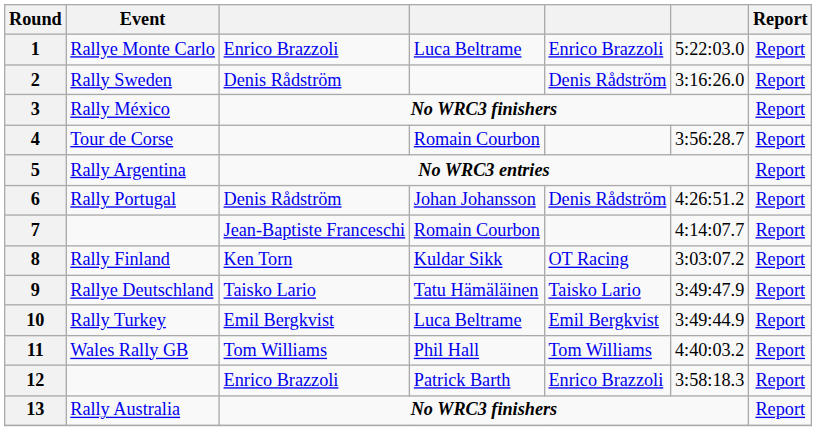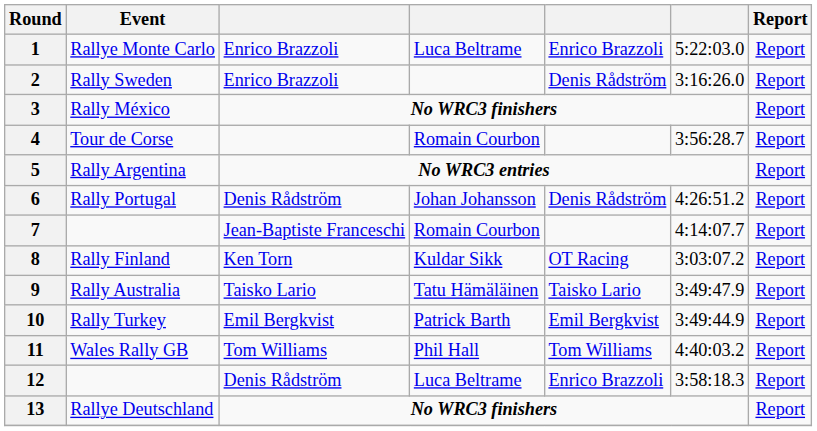(283, 79) Denis Rådström -> (281, 79) Enrico Brazzoli
(142, 289) Rallye Deutschland -> (125, 289) Rally Australia
(468, 319) Luca Beltrame -> (462, 319) Patrick Barth
(281, 379) Enrico Brazzoli -> (283, 379) Denis Rådström
(462, 379) Patrick Barth -> (468, 379) Luca Beltrame
(125, 409) Rally Australia -> (142, 409) Rallye Deutschland
